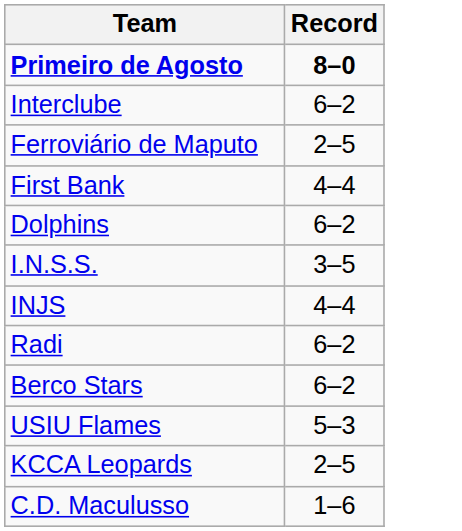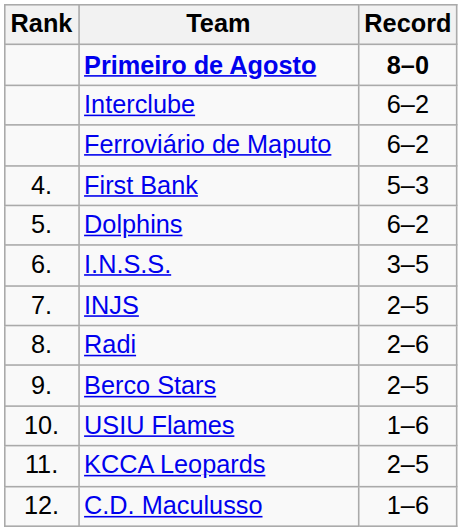+ column: (42, 24)
(334, 144) 2–5 -> (408, 144) 6–2
(334, 184) 4–4 -> (408, 184) 5–3
(334, 305) 4–4 -> (408, 305) 2–5
(334, 345) 6–2 -> (408, 345) 2–6
(334, 385) 6–2 -> (408, 385) 2–5
(334, 425) 5–3 -> (408, 425) 1–6
